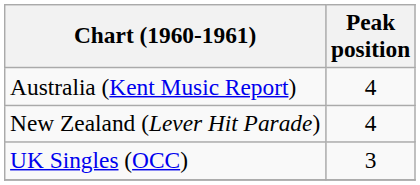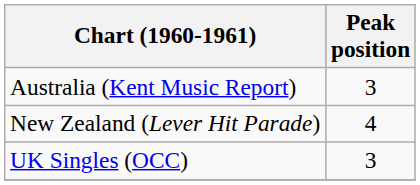(371, 86) 4 -> (371, 86) 3
